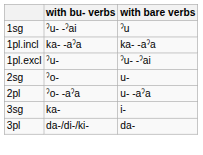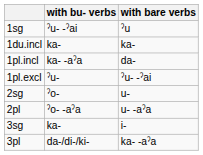+ row: (24, 45)
(138, 45) ka- -aˀa -> (128, 61) da-
(128, 126) da- -> (139, 142) ka- -aˀa
